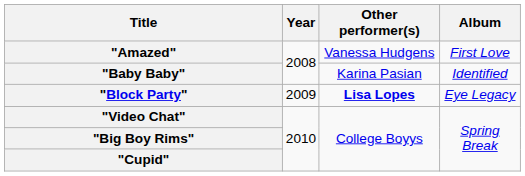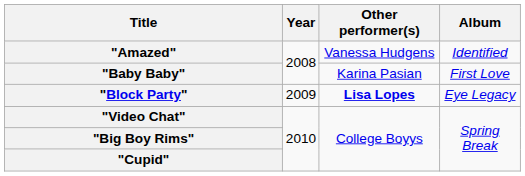(480, 52) First Love -> (480, 52) Identified
(480, 73) Identified -> (480, 73) First Love
